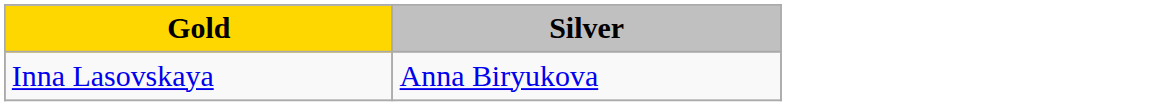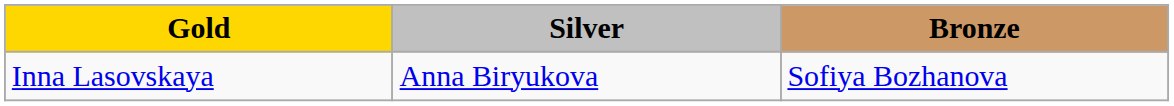+ column: (974, 28)
